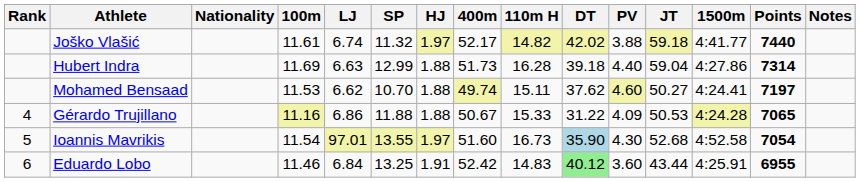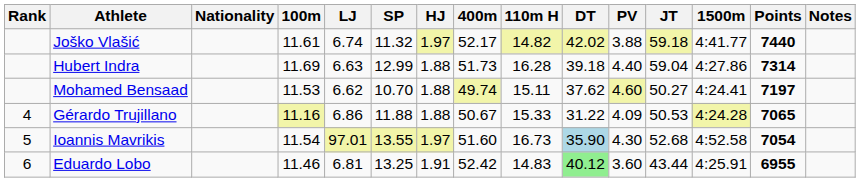(348, 164) 6.84 -> (348, 164) 6.81
